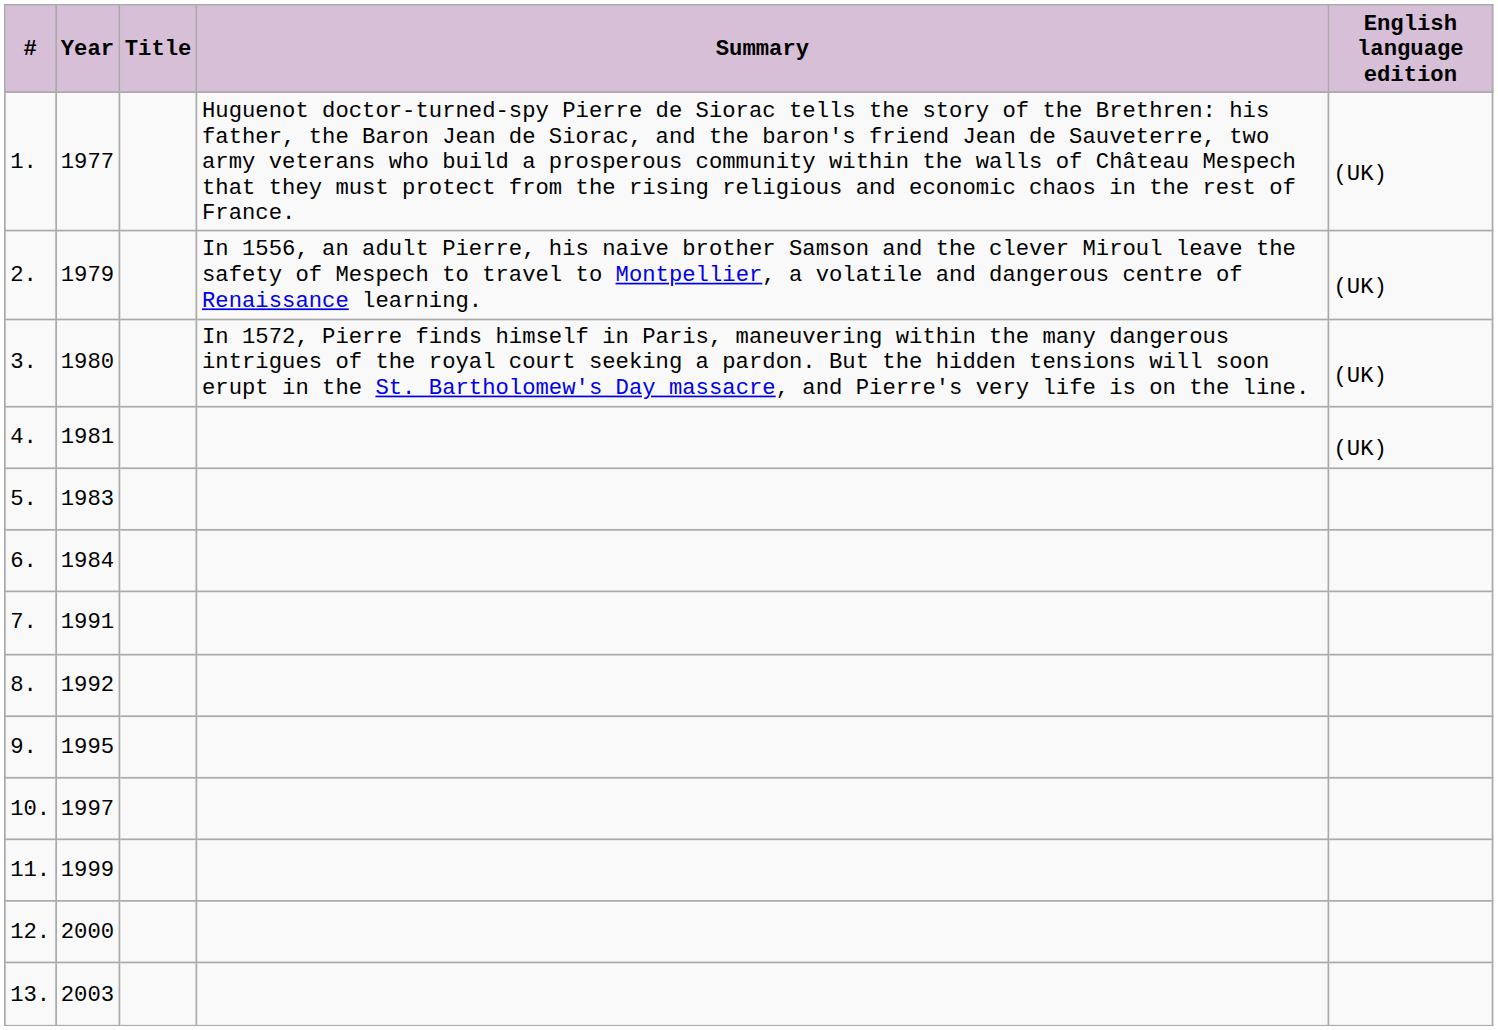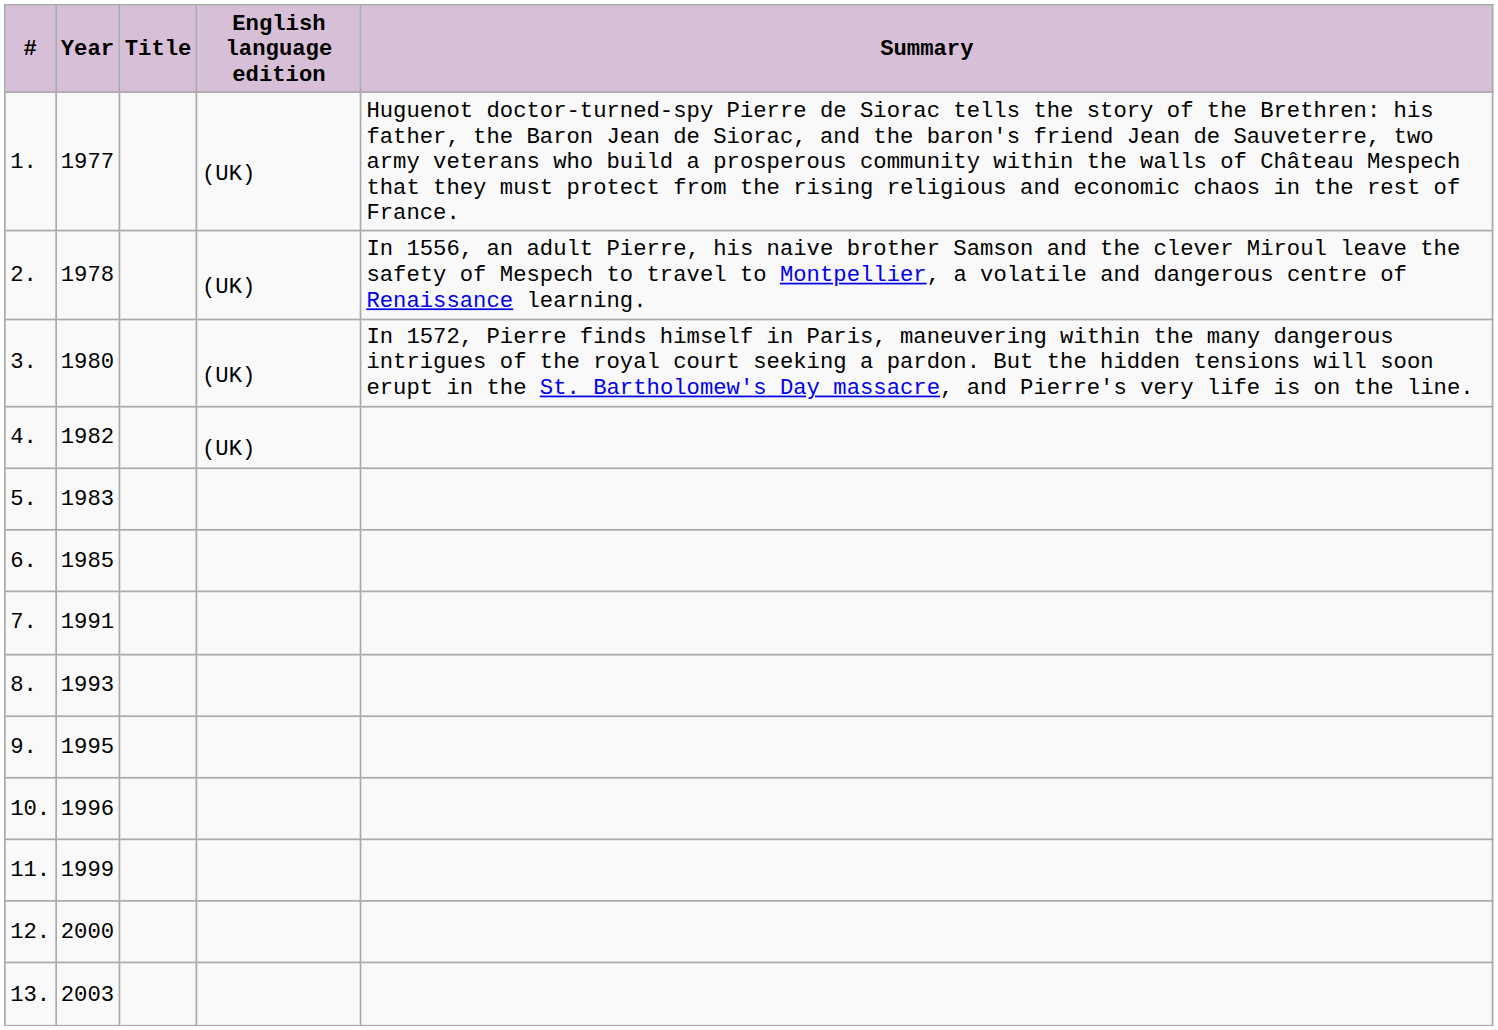columns swapped: (1410, 49) <-> (762, 49)
(87, 275) 1979 -> (87, 275) 1978
(87, 437) 1981 -> (87, 437) 1982
(87, 561) 1984 -> (87, 561) 1985
(87, 685) 1992 -> (87, 685) 1993
(87, 809) 1997 -> (87, 809) 1996
